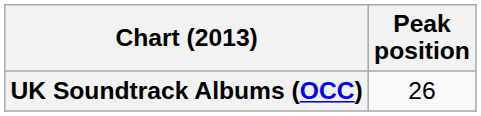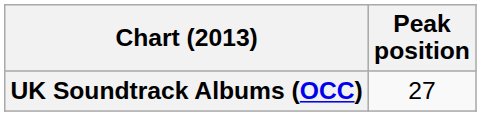(422, 90) 26 -> (422, 90) 27
